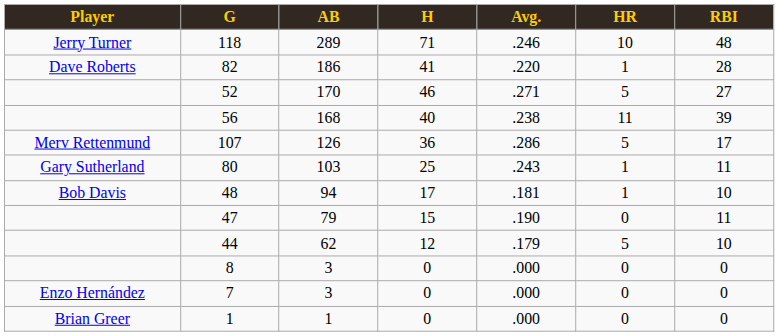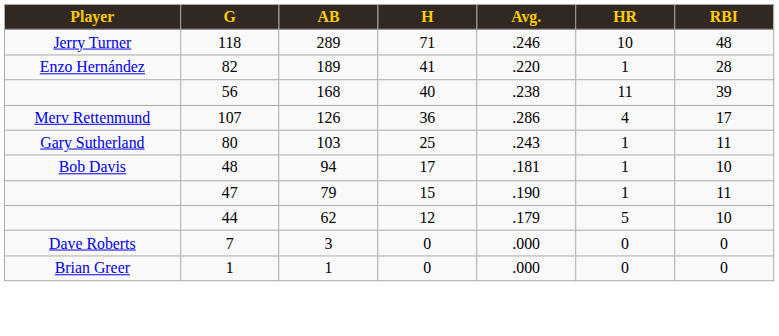(92, 67) Dave Roberts -> (92, 67) Enzo Hernández
(328, 67) 186 -> (328, 67) 189
- row: (230, 92)
(625, 142) 5 -> (625, 117) 4
(625, 218) 0 -> (625, 192) 1
- row: (230, 268)
(92, 293) Enzo Hernández -> (92, 243) Dave Roberts
